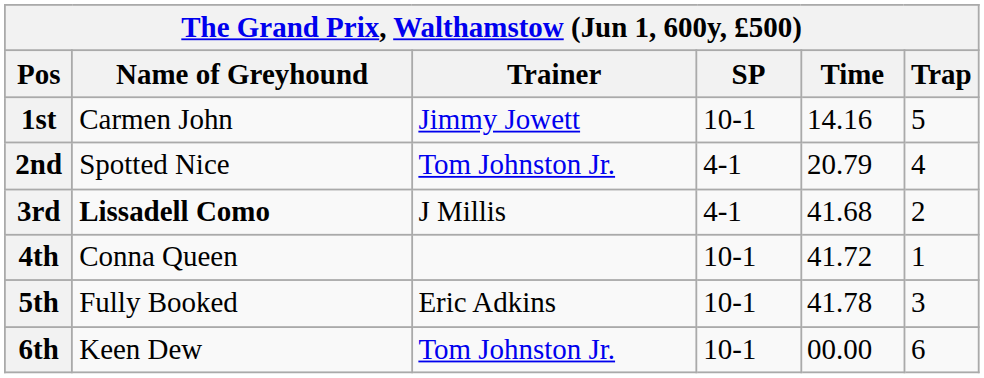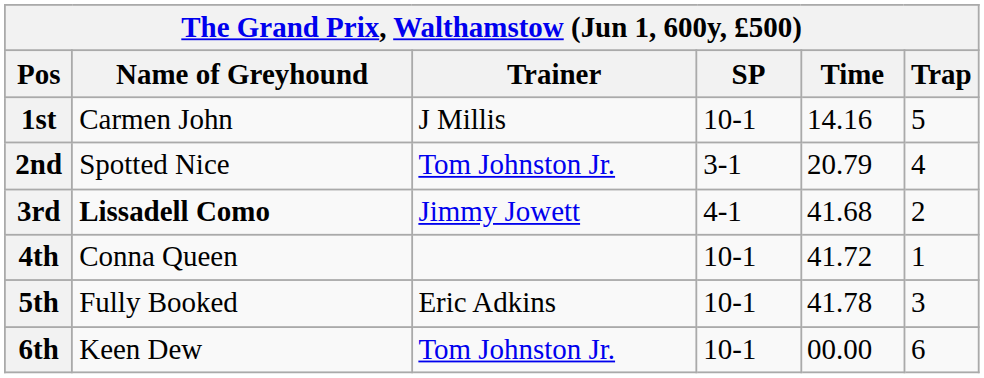(499, 119) Jimmy Jowett -> (462, 119) J Millis
(723, 165) 4-1 -> (723, 165) 3-1
(462, 211) J Millis -> (499, 211) Jimmy Jowett
